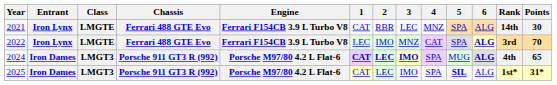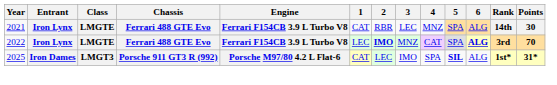(385, 42) normal -> (383, 42) bold
- row: (16, 57)
